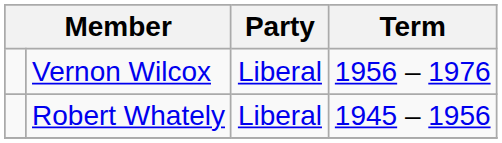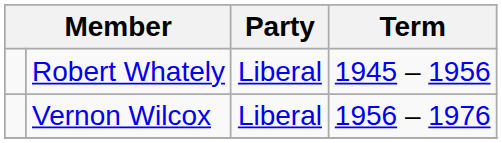rows swapped: (129, 115) <-> (122, 71)
